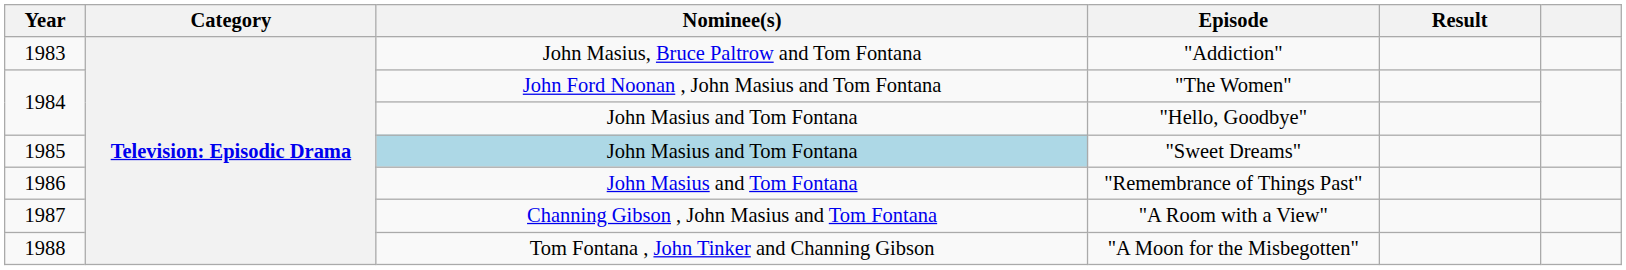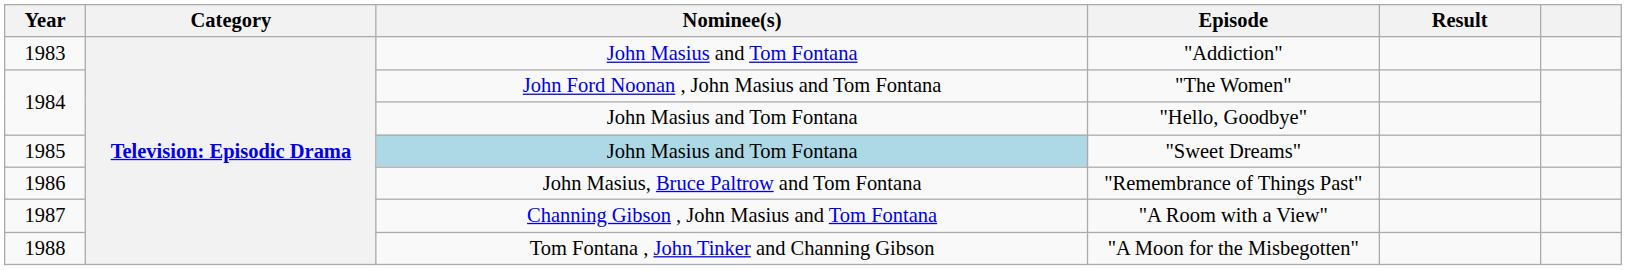(732, 53) John Masius, Bruce Paltrow and Tom Fontana -> (732, 53) John Masius and Tom Fontana
(732, 183) John Masius and Tom Fontana -> (732, 183) John Masius, Bruce Paltrow and Tom Fontana
